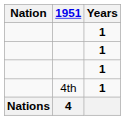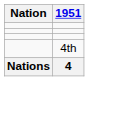- column: (102, 13)
